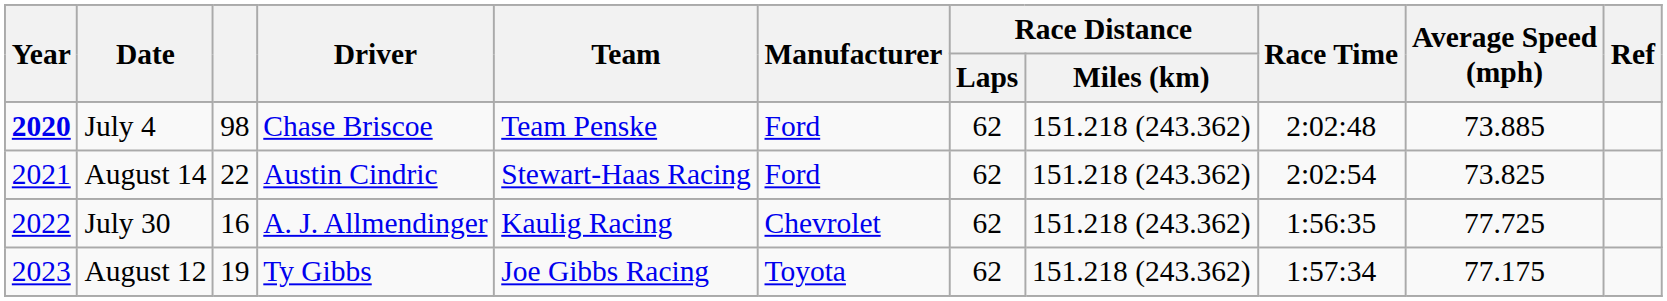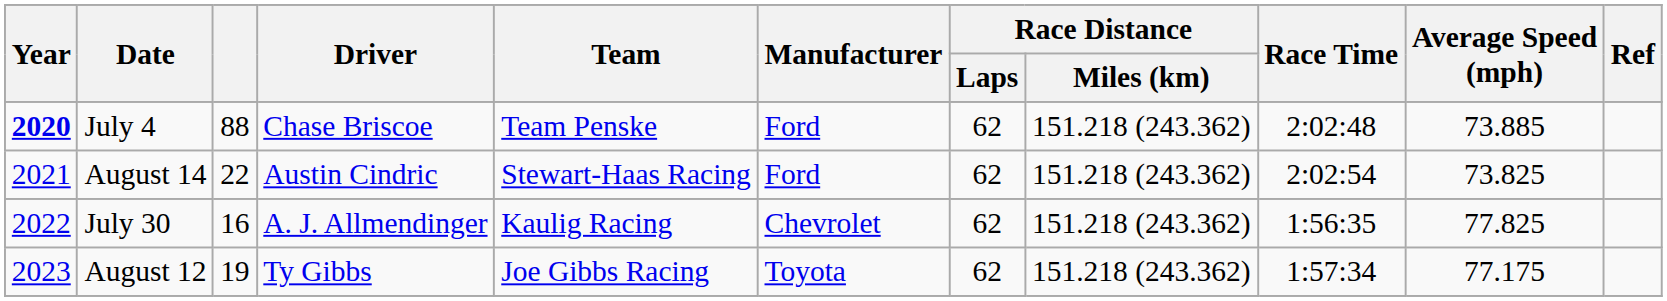(235, 126) 98 -> (235, 126) 88
(1504, 223) 77.725 -> (1504, 223) 77.825
